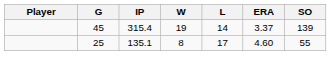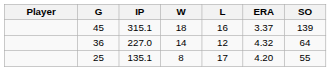(140, 27) 315.4 -> (140, 27) 315.1
(181, 27) 19 -> (181, 27) 18
(222, 27) 14 -> (222, 27) 16
+ row: (98, 43)
(264, 43) 4.60 -> (264, 58) 4.20
